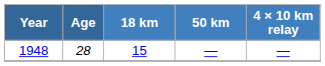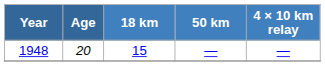(83, 51) 28 -> (83, 51) 20
